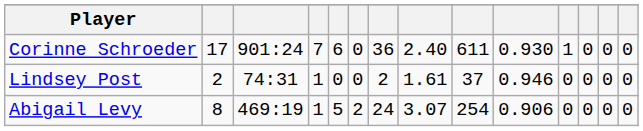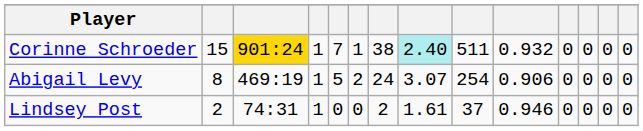(217, 50) 17 -> (217, 50) 15
(270, 50) no background -> (270, 50) gold background
(318, 50) 7 -> (318, 50) 1
(338, 50) 6 -> (338, 50) 7
(358, 50) 0 -> (358, 50) 1
(383, 50) 36 -> (383, 50) 38
(425, 50) no background -> (425, 50) paleturquoise background
(473, 50) 611 -> (473, 50) 511
(526, 50) 0.930 -> (526, 50) 0.932
(568, 50) 1 -> (568, 50) 0
rows swapped: (76, 110) <-> (76, 80)
